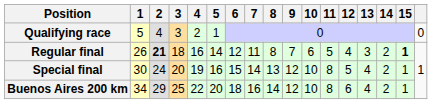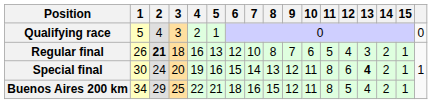(216, 51) 14 -> (216, 51) 13
(254, 51) 11 -> (254, 51) 10
(405, 51) bold -> (405, 51) normal
(311, 70) 10 -> (311, 70) 11
(348, 70) 5 -> (348, 70) 6
(367, 70) normal -> (367, 70) bold
(216, 89) 20 -> (216, 89) 21
(273, 89) 14 -> (273, 89) 15
(311, 89) 10 -> (311, 89) 11
(348, 89) 6 -> (348, 89) 5
